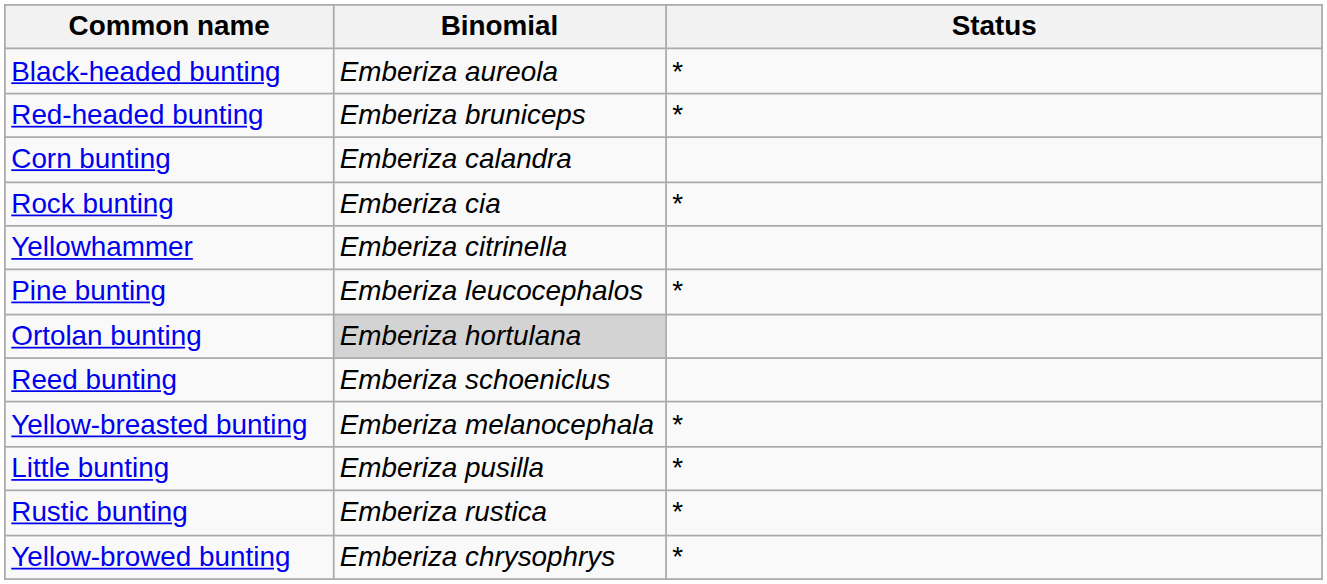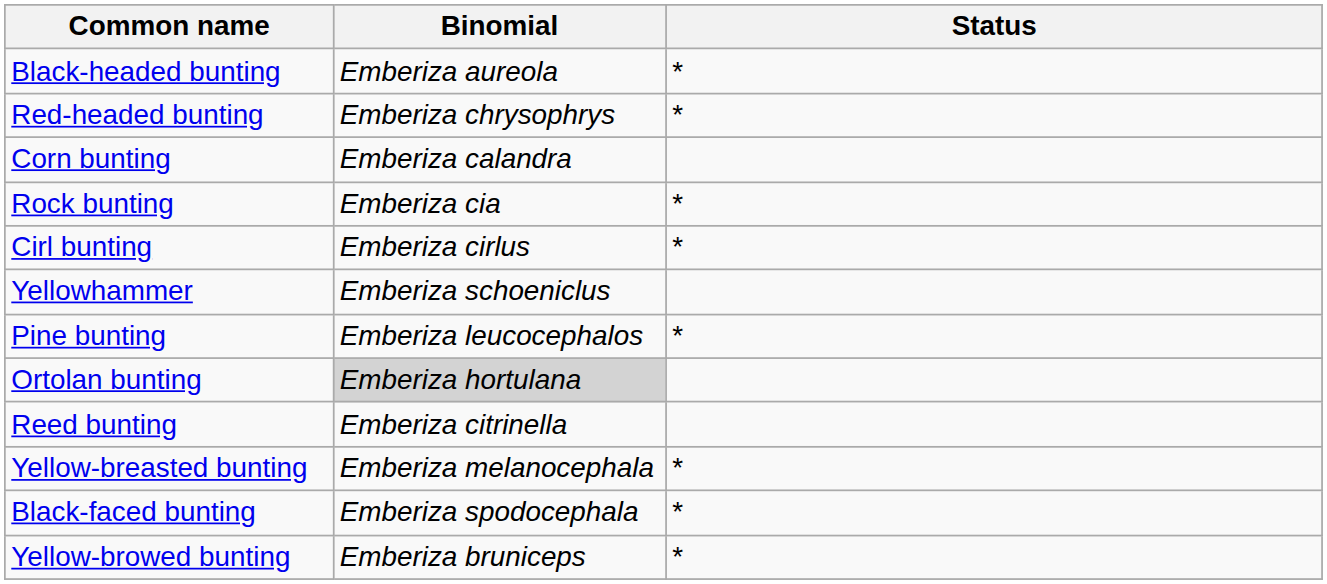(463, 114) Emberiza bruniceps -> (477, 114) Emberiza chrysophrys
+ row: (82, 247)
(453, 247) Emberiza citrinella -> (475, 291) Emberiza schoeniclus
(475, 379) Emberiza schoeniclus -> (453, 423) Emberiza citrinella
- row: (90, 468)
- row: (99, 512)
+ row: (134, 512)
(477, 556) Emberiza chrysophrys -> (463, 556) Emberiza bruniceps
